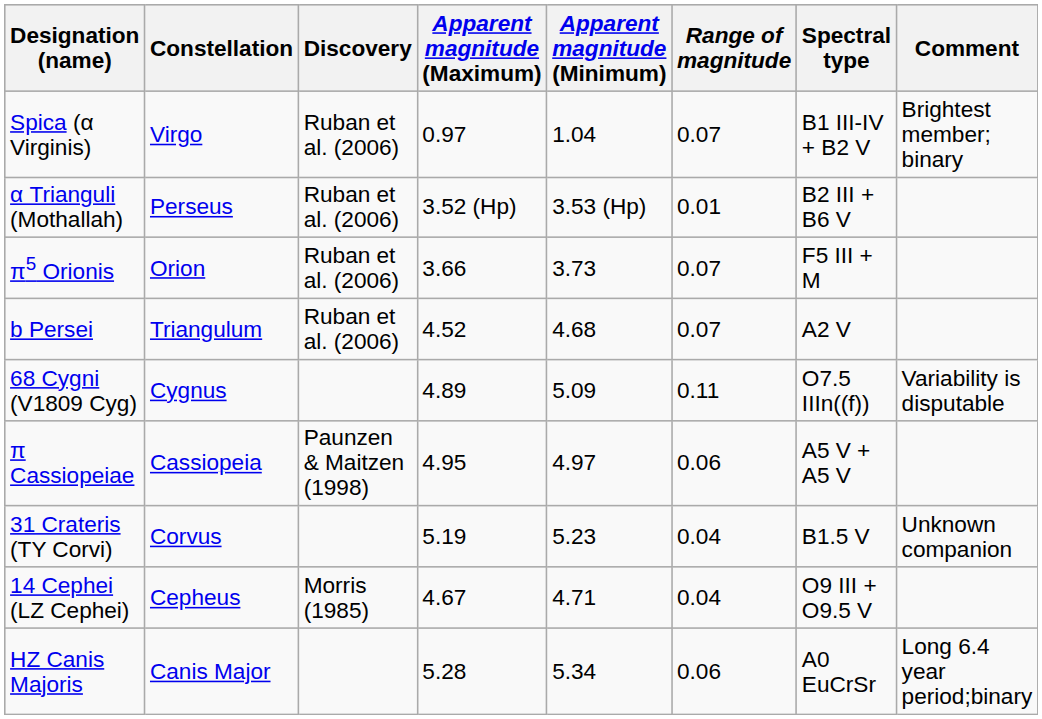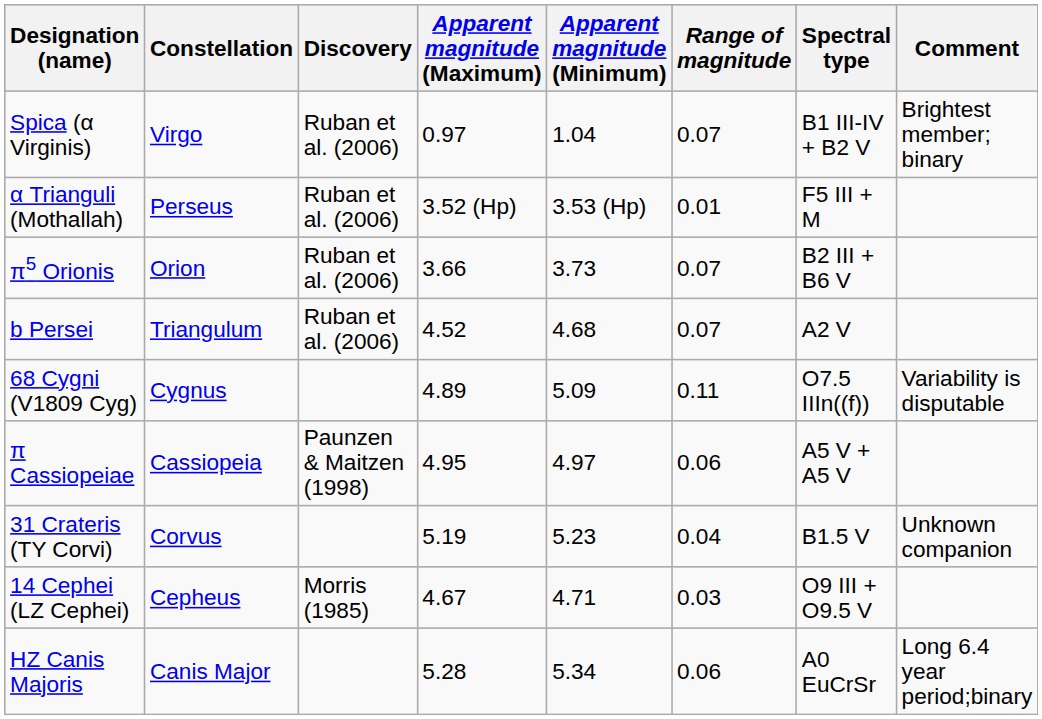(838, 208) B2 III + B6 V -> (837, 208) F5 III + M
(837, 268) F5 III + M -> (838, 268) B2 III + B6 V
(699, 598) 0.04 -> (699, 598) 0.03
